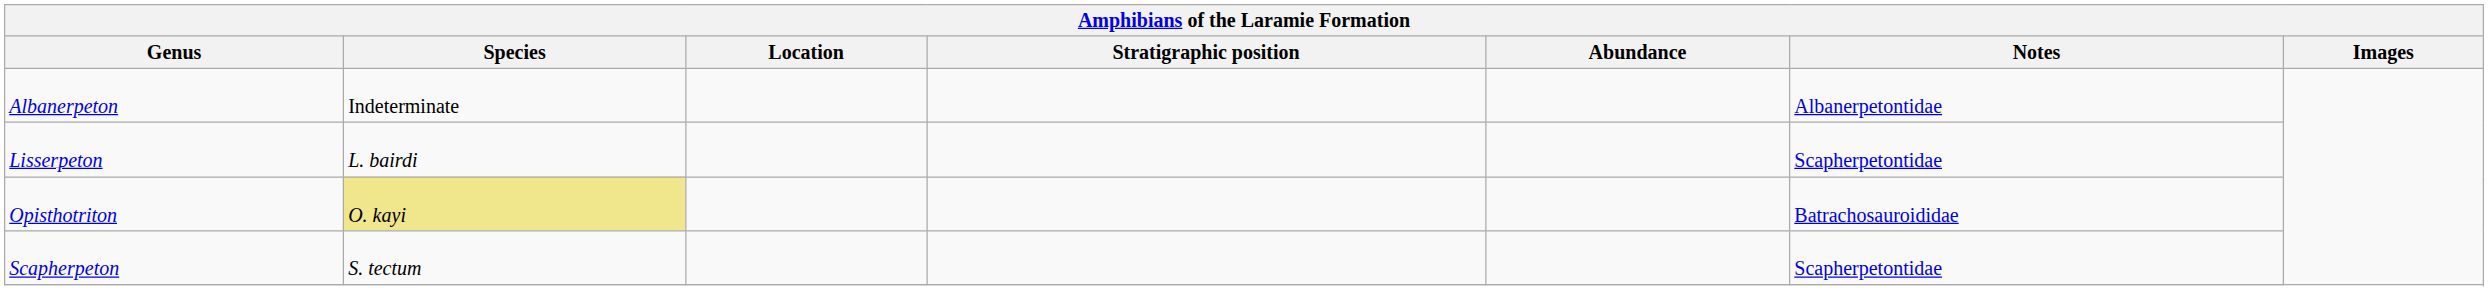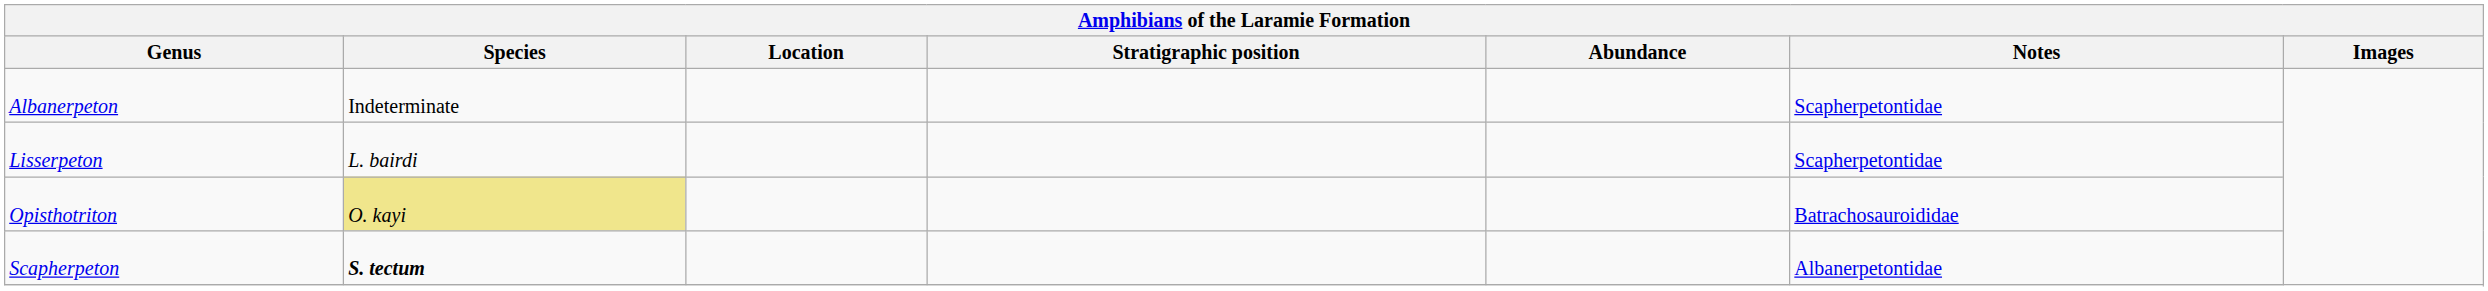(1868, 106) Albanerpetontidae -> (1868, 106) Scapherpetontidae
(385, 268) normal -> (387, 268) bold
(1868, 268) Scapherpetontidae -> (1868, 268) Albanerpetontidae
